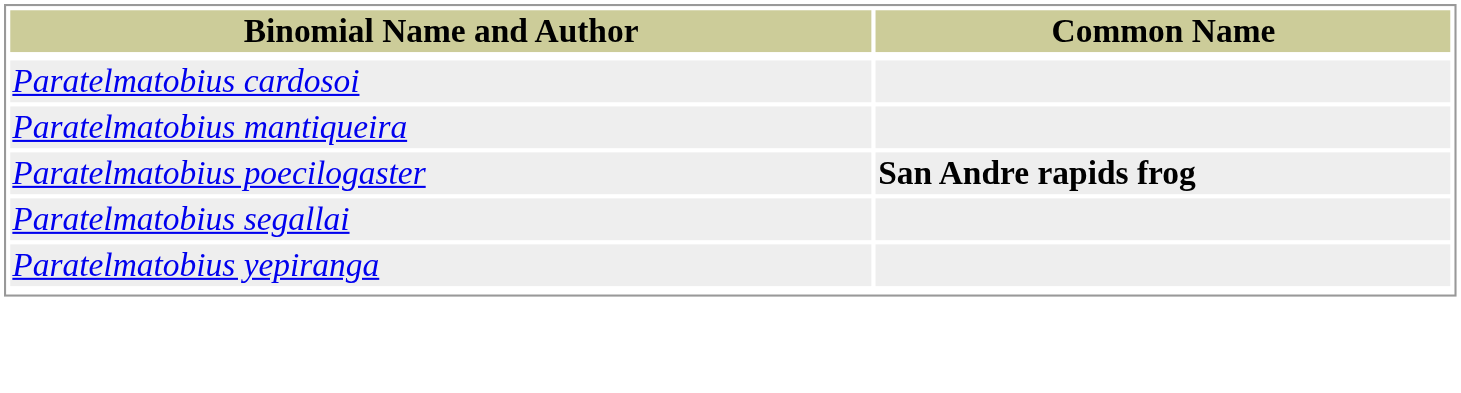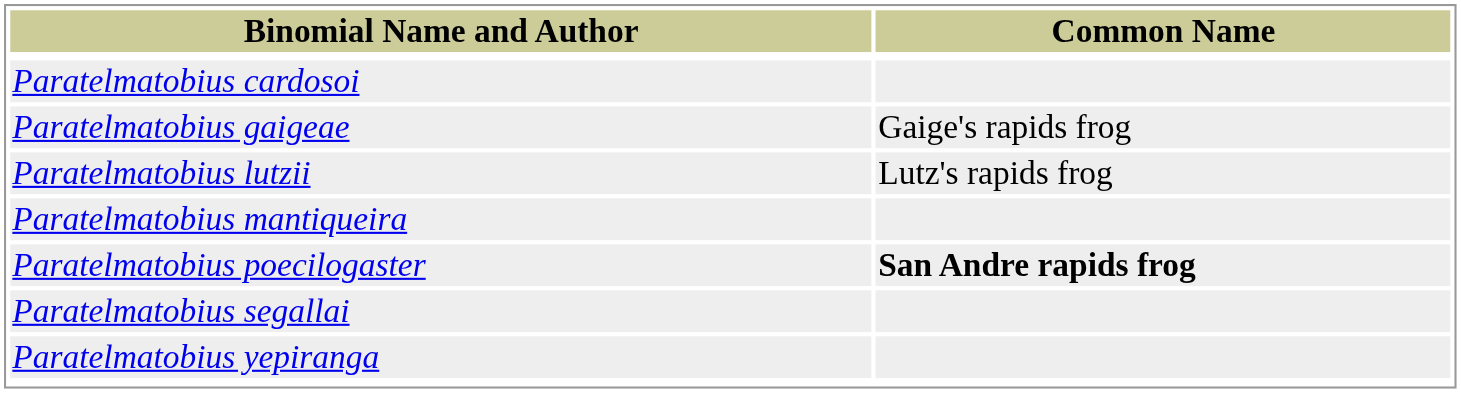+ row: (181, 126)
+ row: (161, 172)
